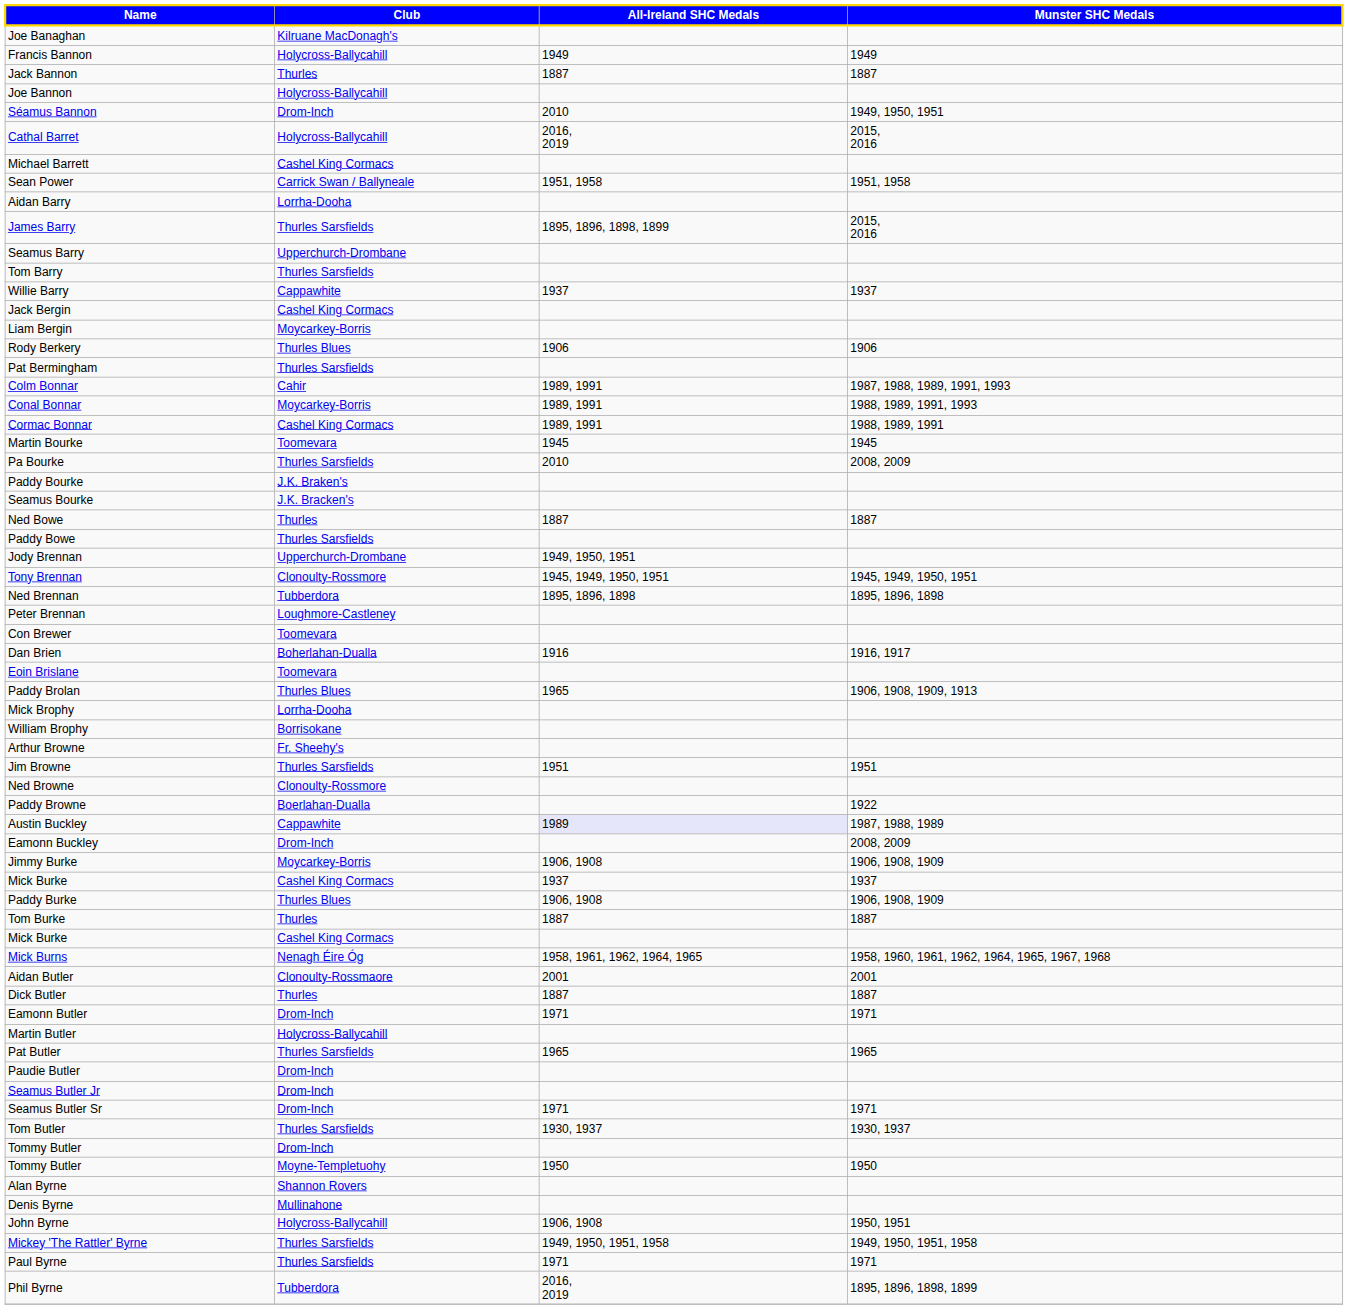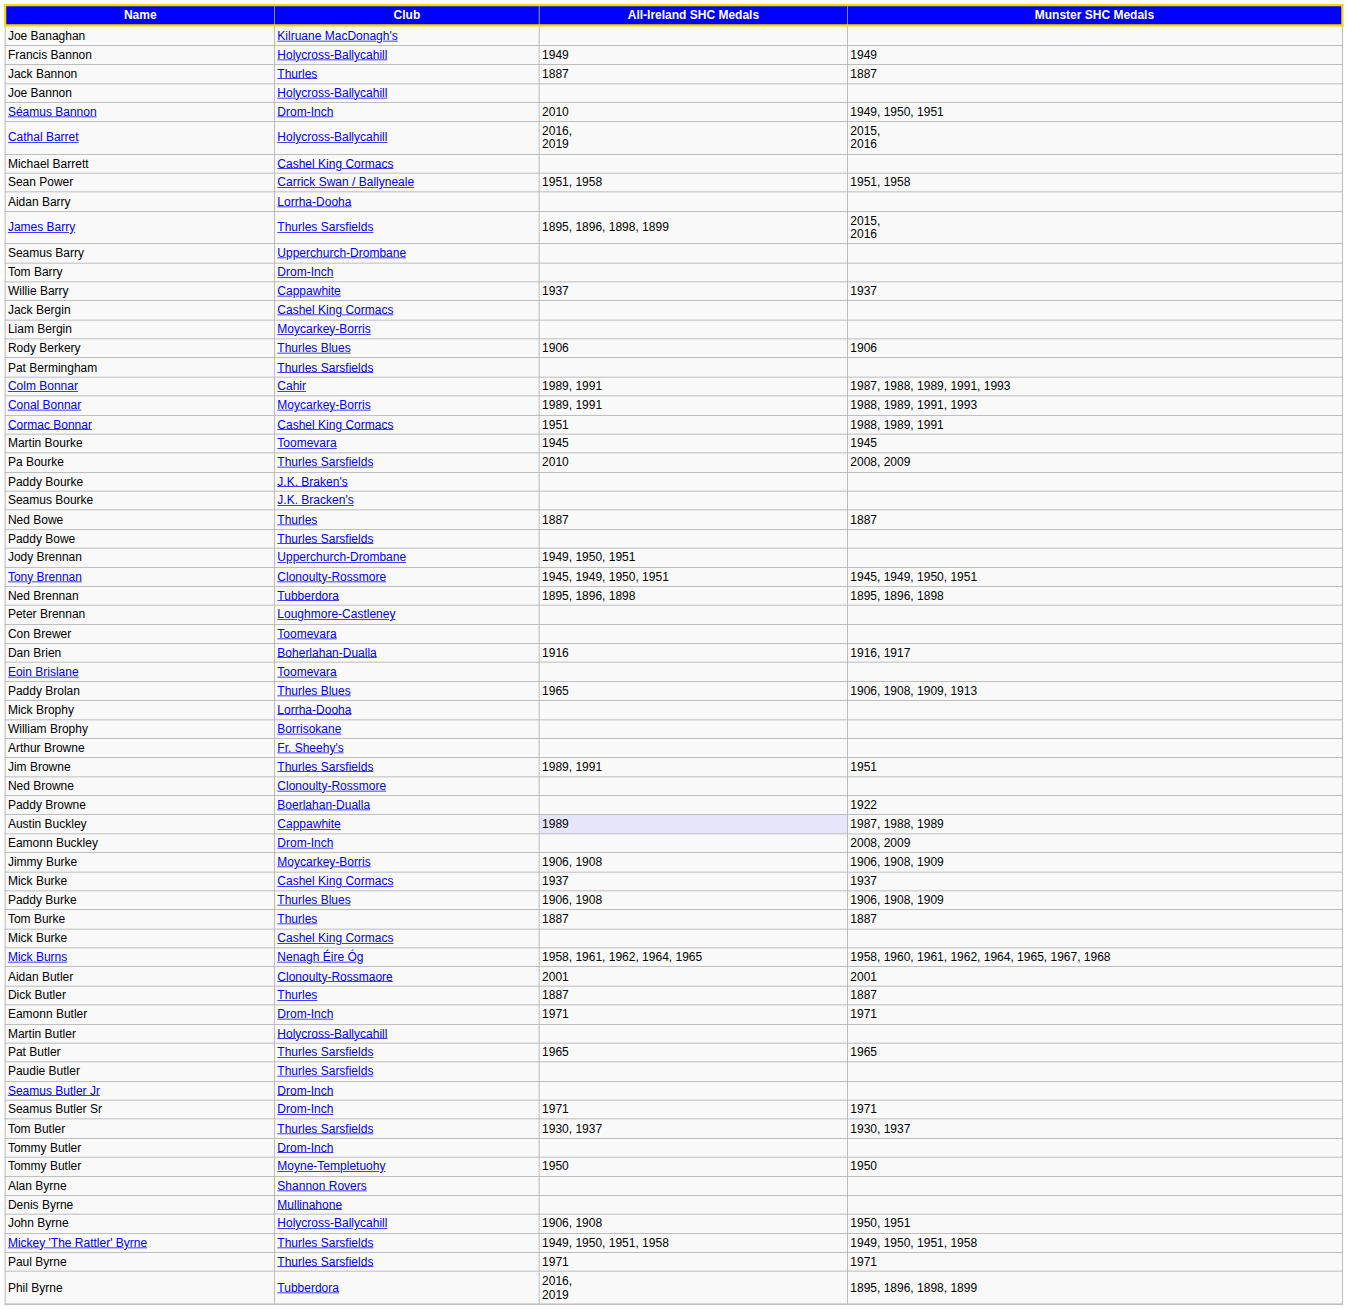(325, 272) Thurles Sarsfields -> (305, 272) Drom-Inch
(572, 424) 1989, 1991 -> (555, 424) 1951
(555, 767) 1951 -> (572, 767) 1989, 1991
(305, 1071) Drom-Inch -> (325, 1071) Thurles Sarsfields
